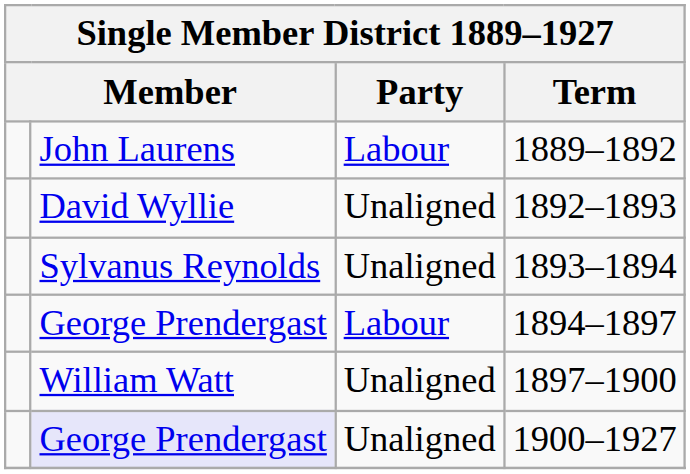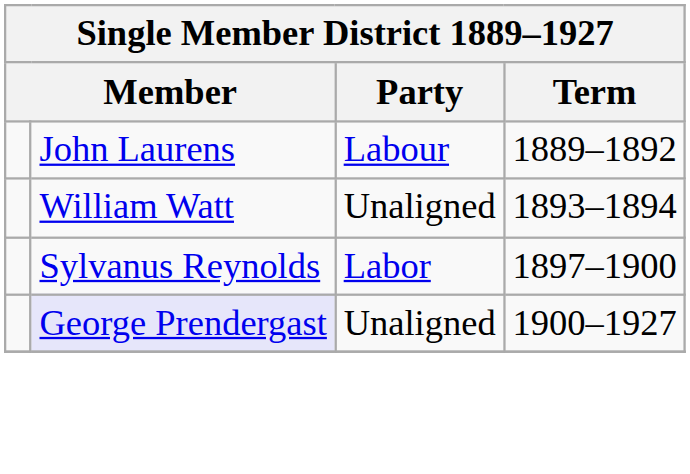- row: (595, 206)
(180, 264) Sylvanus Reynolds -> (137, 206) William Watt
- row: (595, 322)
(137, 380) William Watt -> (180, 264) Sylvanus Reynolds
(420, 380) Unaligned -> (387, 264) Labor
